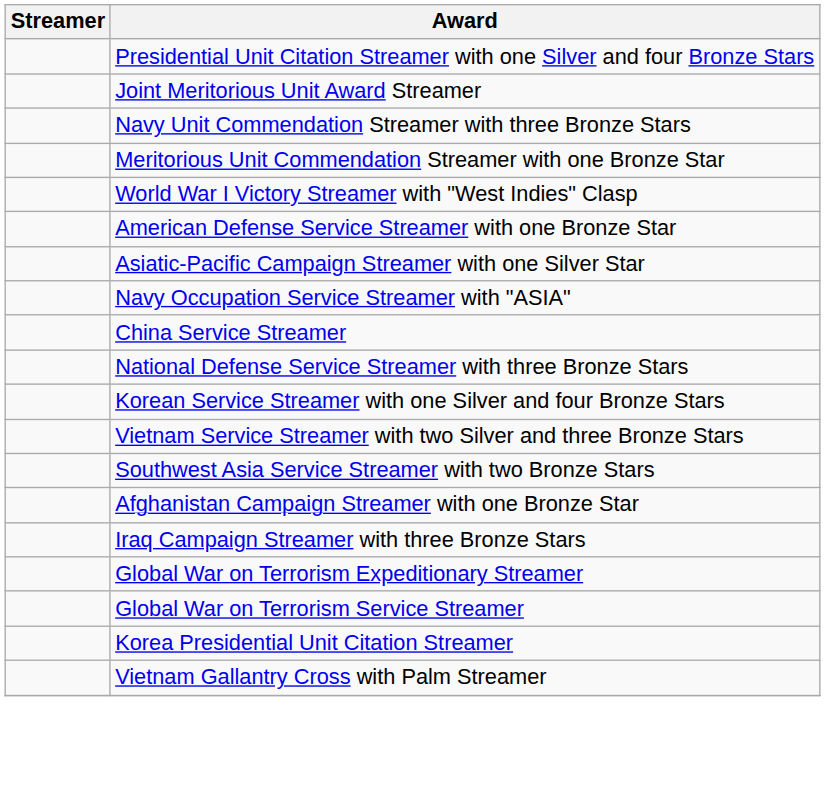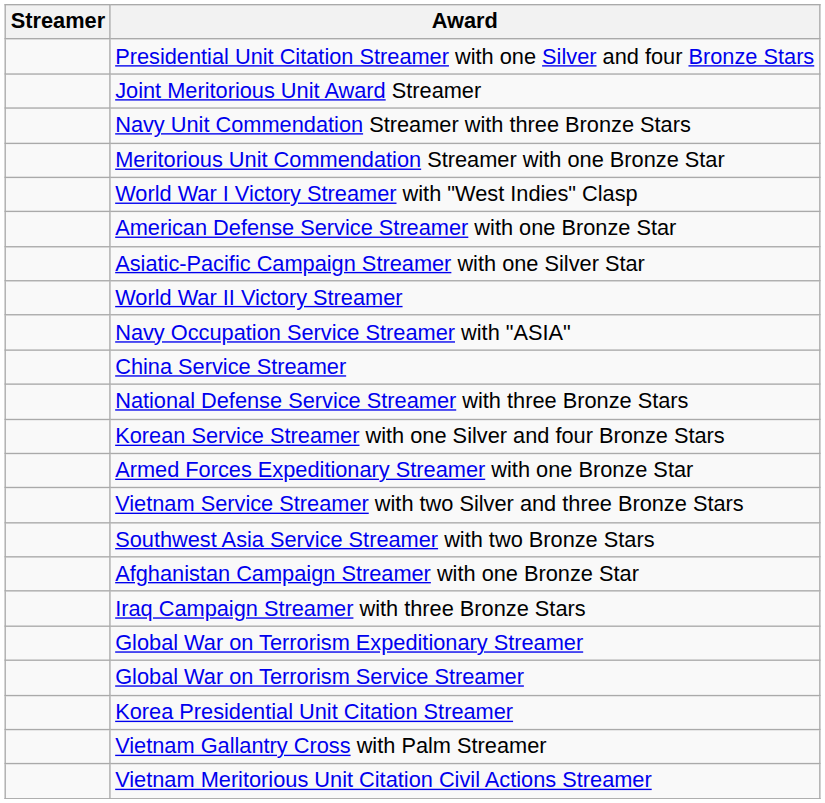+ row: (259, 297)
+ row: (404, 470)
+ row: (383, 780)
